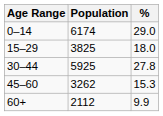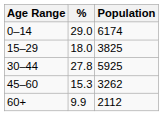columns swapped: (100, 13) <-> (145, 13)
